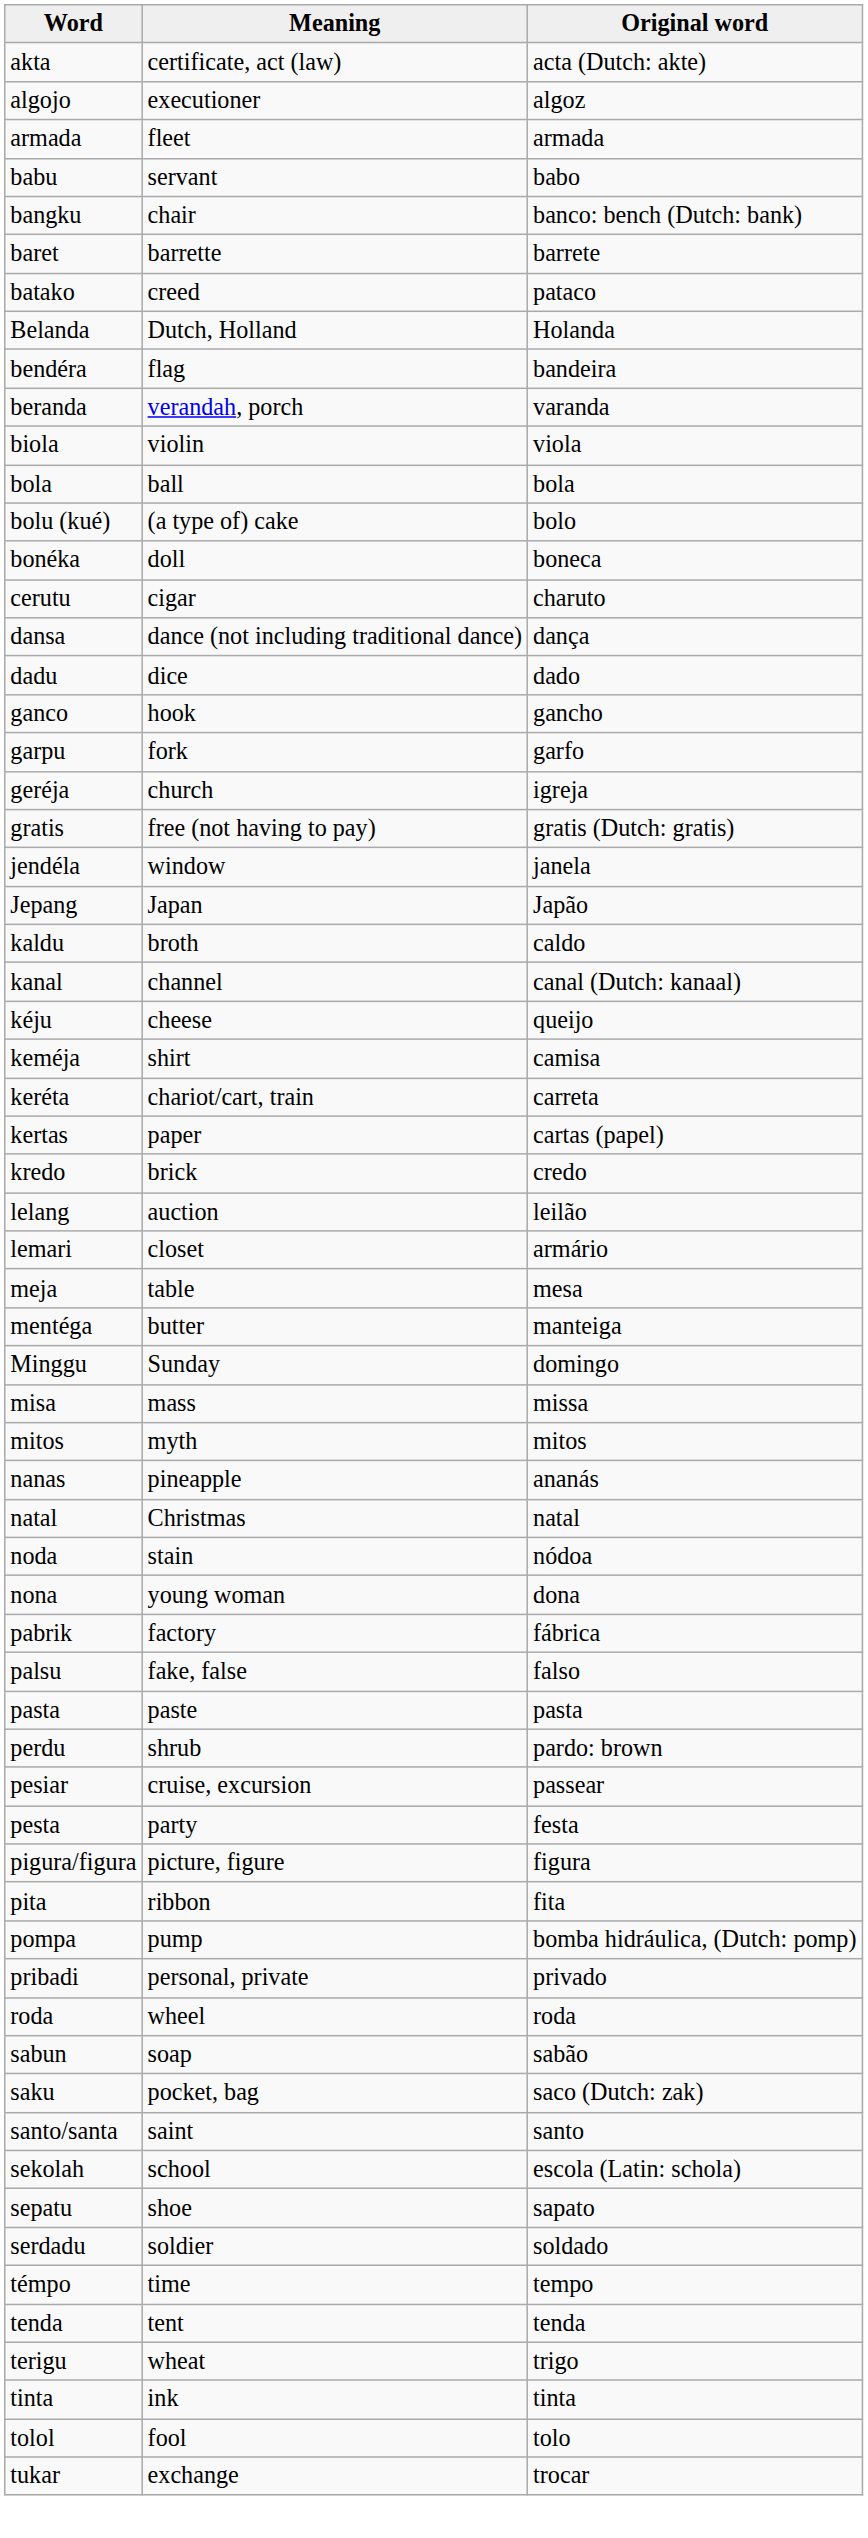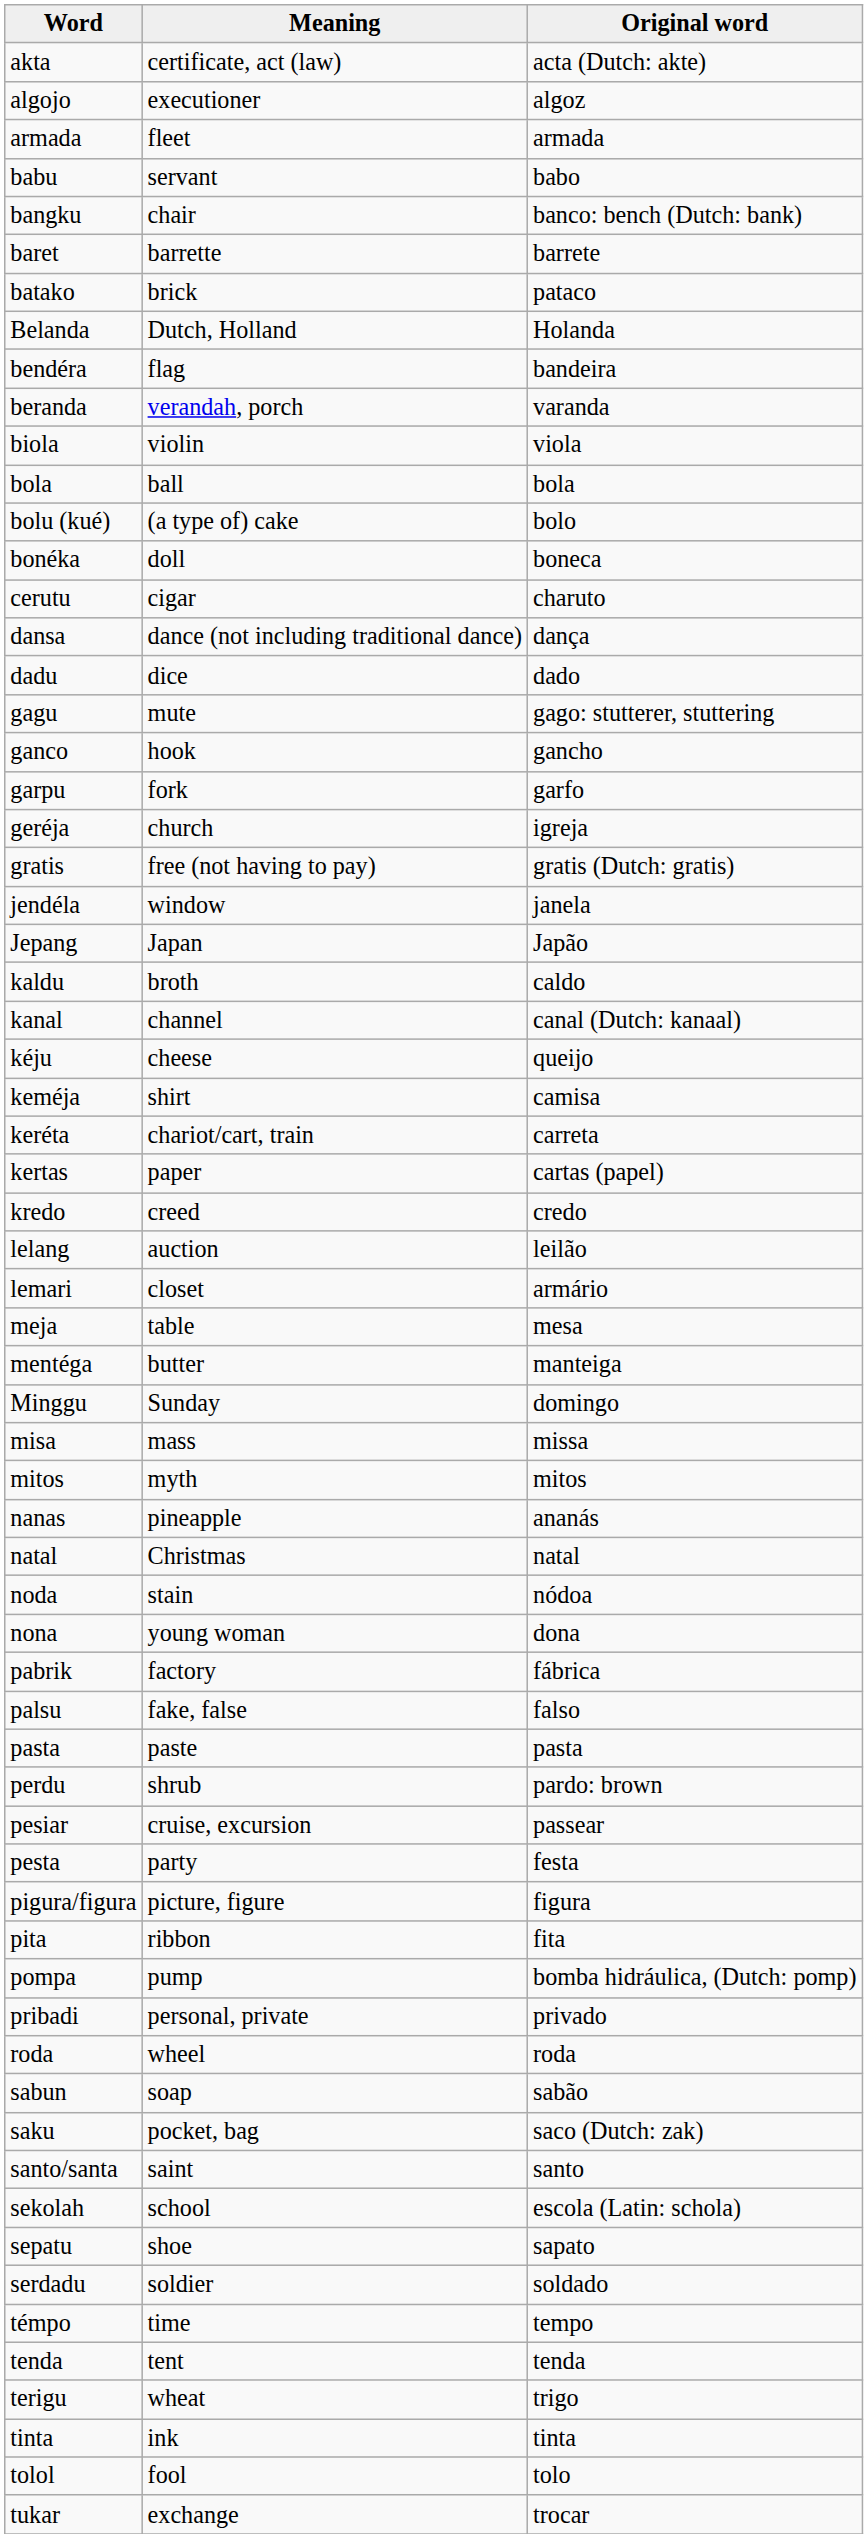(174, 291) creed -> (172, 291) brick
+ row: (34, 713)
(172, 1173) brick -> (174, 1211) creed
